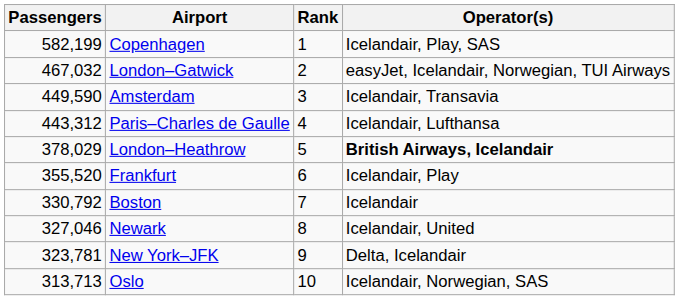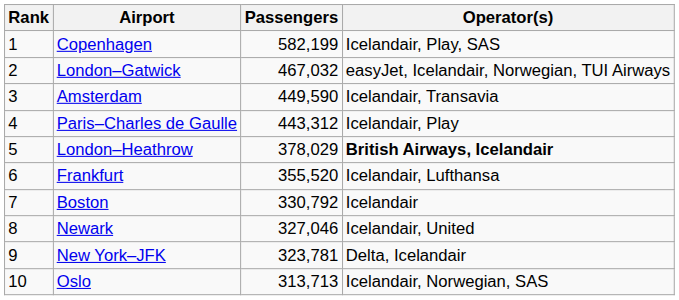columns swapped: (318, 17) <-> (55, 17)
(423, 123) Icelandair, Lufthansa -> (402, 123) Icelandair, Play
(402, 176) Icelandair, Play -> (423, 176) Icelandair, Lufthansa
